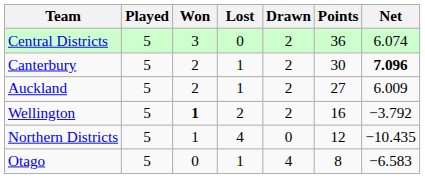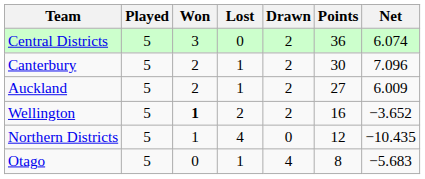(391, 64) bold -> (391, 64) normal
(391, 112) −3.792 -> (391, 112) −3.652
(391, 161) −6.583 -> (391, 161) −5.683
